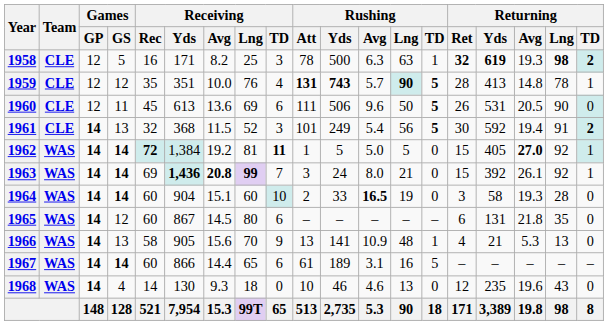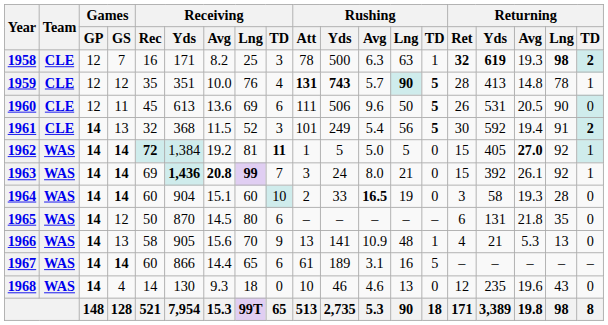(121, 60) 5 -> (121, 60) 7
(150, 219) 60 -> (150, 219) 50
(184, 219) 867 -> (184, 219) 870
